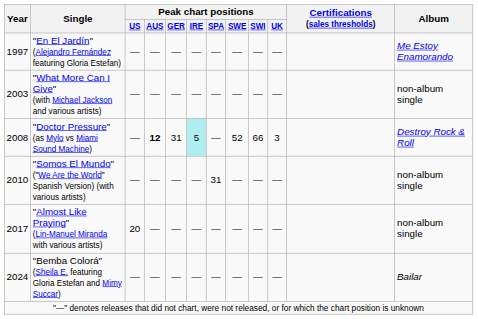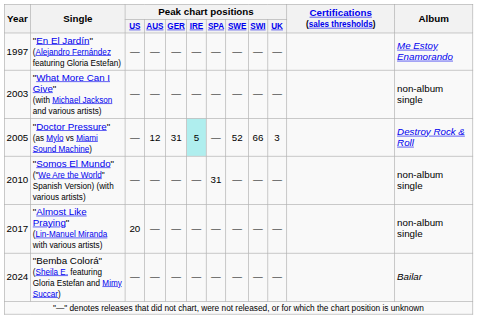(17, 137) 2008 -> (17, 137) 2005
(155, 137) bold -> (155, 137) normal
